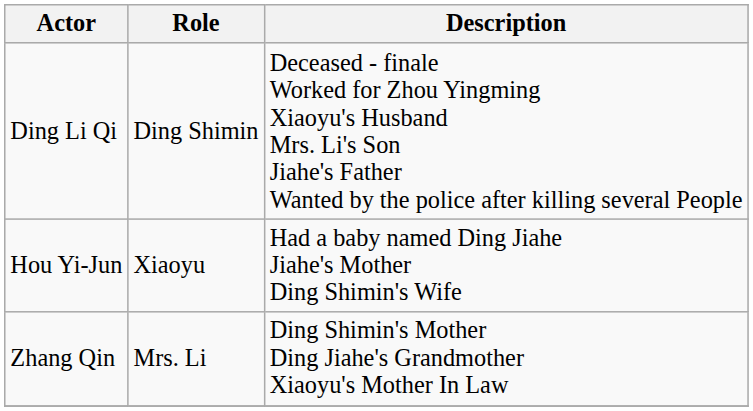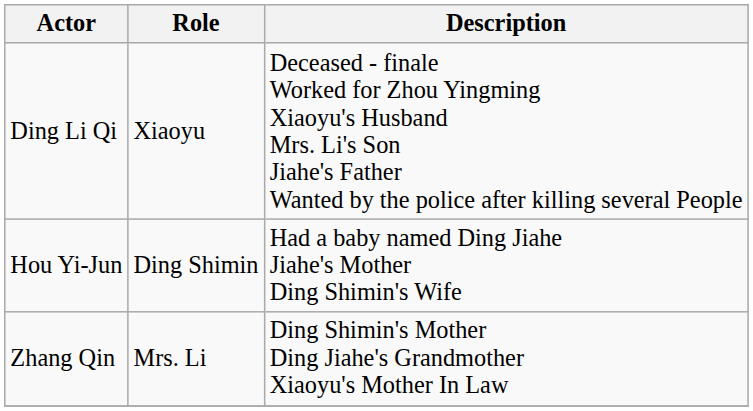(196, 130) Ding Shimin -> (169, 130) Xiaoyu
(169, 265) Xiaoyu -> (196, 265) Ding Shimin
